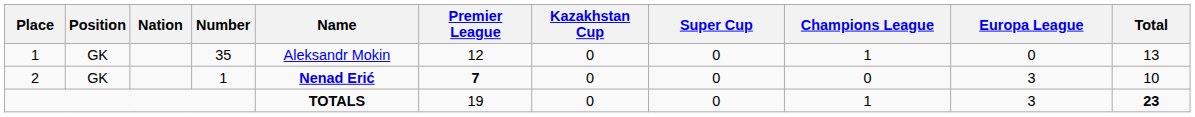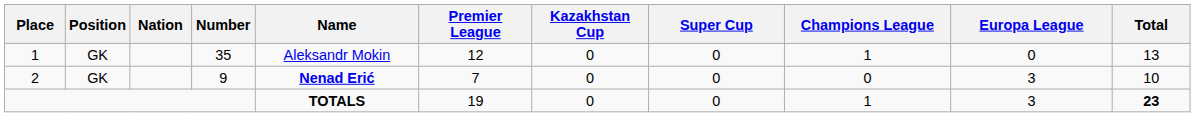(223, 78) 1 -> (223, 78) 9
(475, 78) bold -> (475, 78) normal
